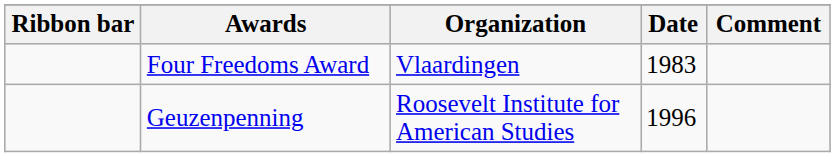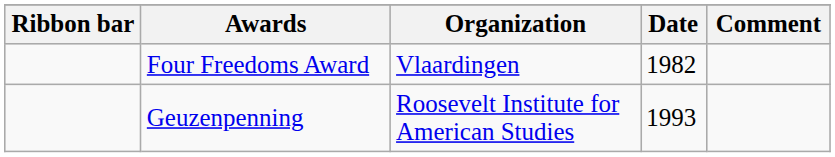(671, 63) 1983 -> (671, 63) 1982
(671, 117) 1996 -> (671, 117) 1993
